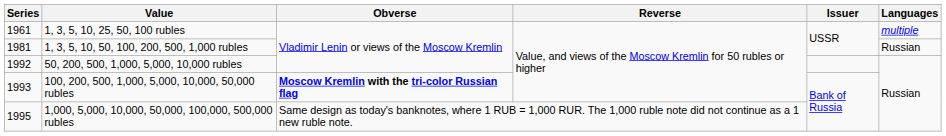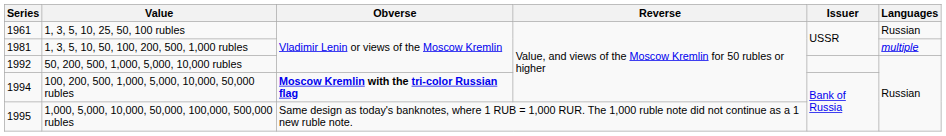(900, 30) multiple -> (901, 30) Russian
(901, 47) Russian -> (900, 47) multiple
(19, 88) 1993 -> (19, 88) 1994
